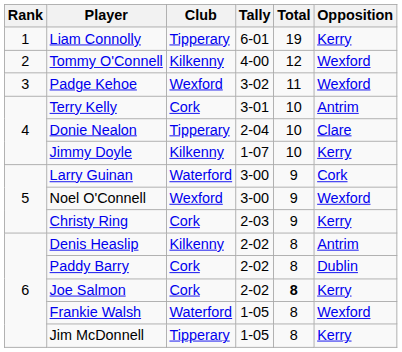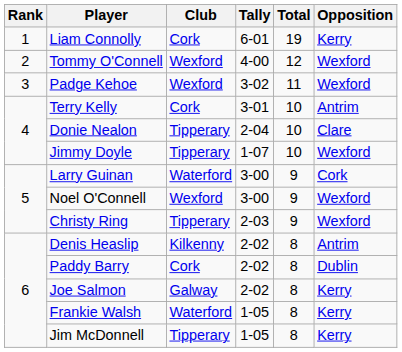(200, 38) Tipperary -> (185, 38) Cork
(197, 61) Kilkenny -> (196, 61) Wexford
(197, 152) Kilkenny -> (200, 152) Tipperary
(334, 152) Kerry -> (344, 152) Wexford
(185, 221) Cork -> (200, 221) Tipperary
(334, 221) Kerry -> (344, 221) Wexford
(185, 289) Cork -> (193, 289) Galway
(294, 289) bold -> (294, 289) normal
(344, 312) Wexford -> (334, 312) Kerry
